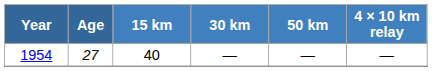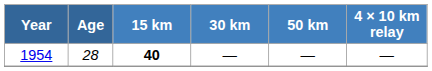(91, 55) 27 -> (91, 55) 28
(152, 55) normal -> (152, 55) bold
